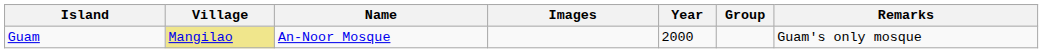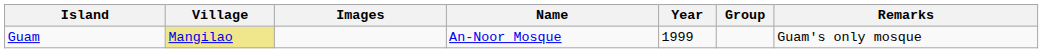columns swapped: (381, 15) <-> (573, 15)
(678, 37) 2000 -> (678, 37) 1999
